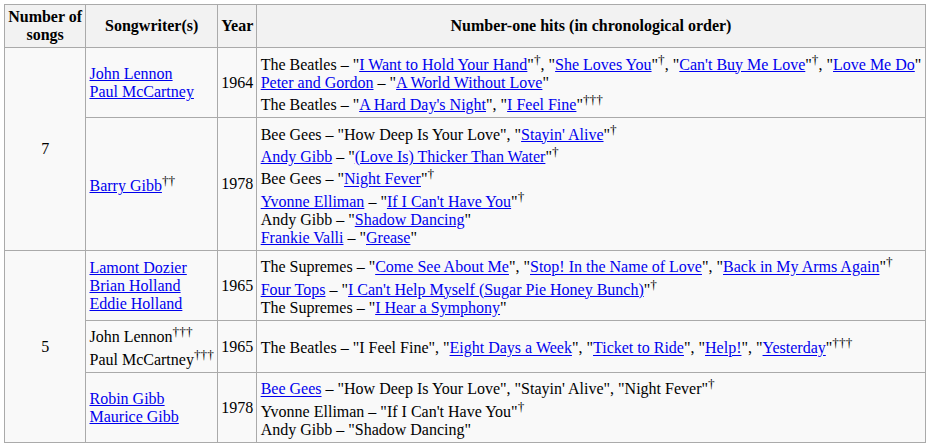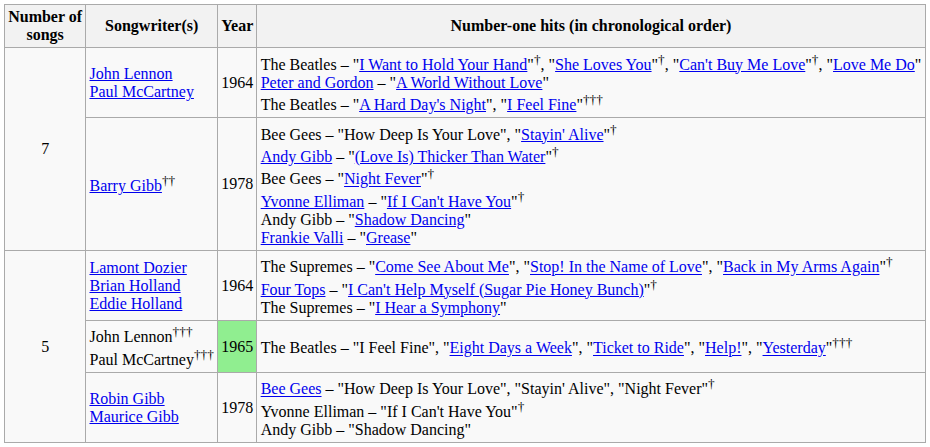(237, 285) 1965 -> (237, 285) 1964
(237, 346) no background -> (237, 346) lightgreen background
